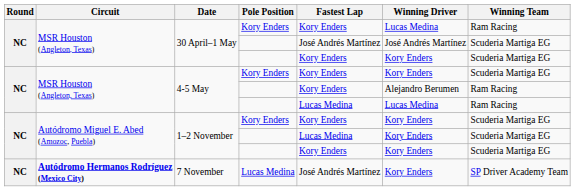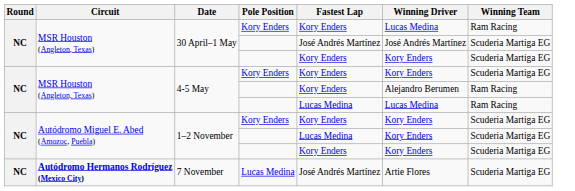(409, 172) Kory Enders -> (407, 172) Artie Flores
(519, 172) SP Driver Academy Team -> (510, 172) Scuderia Martiga EG
